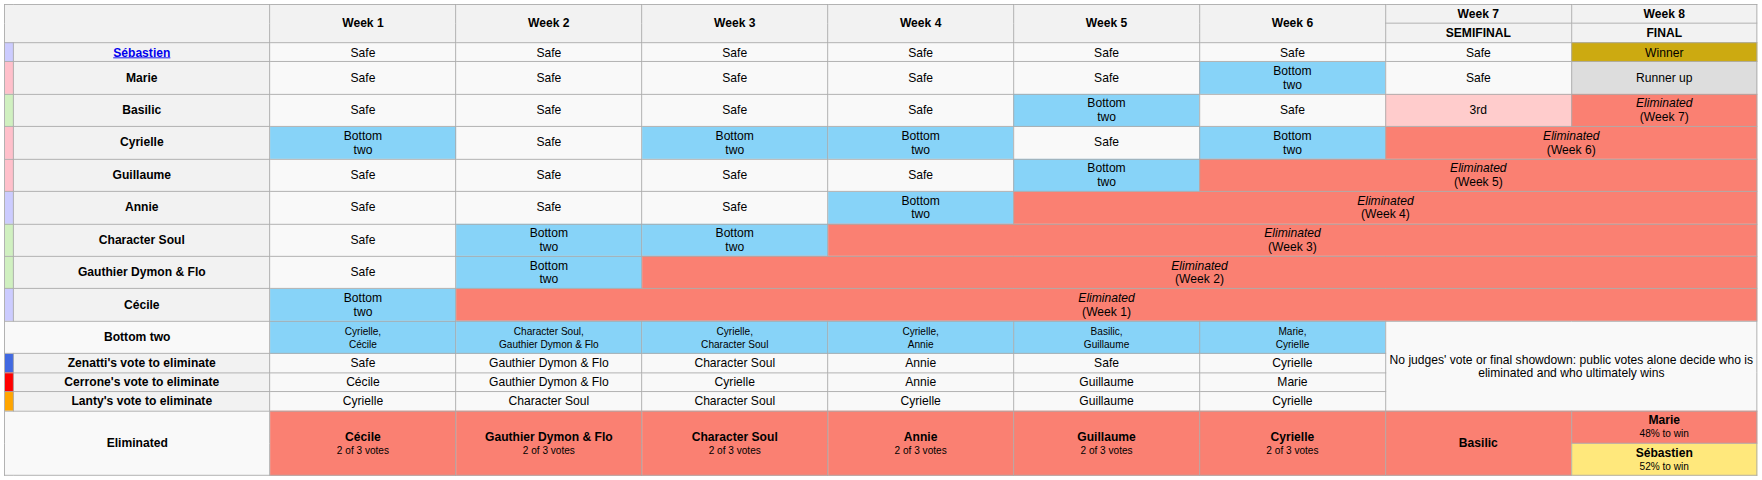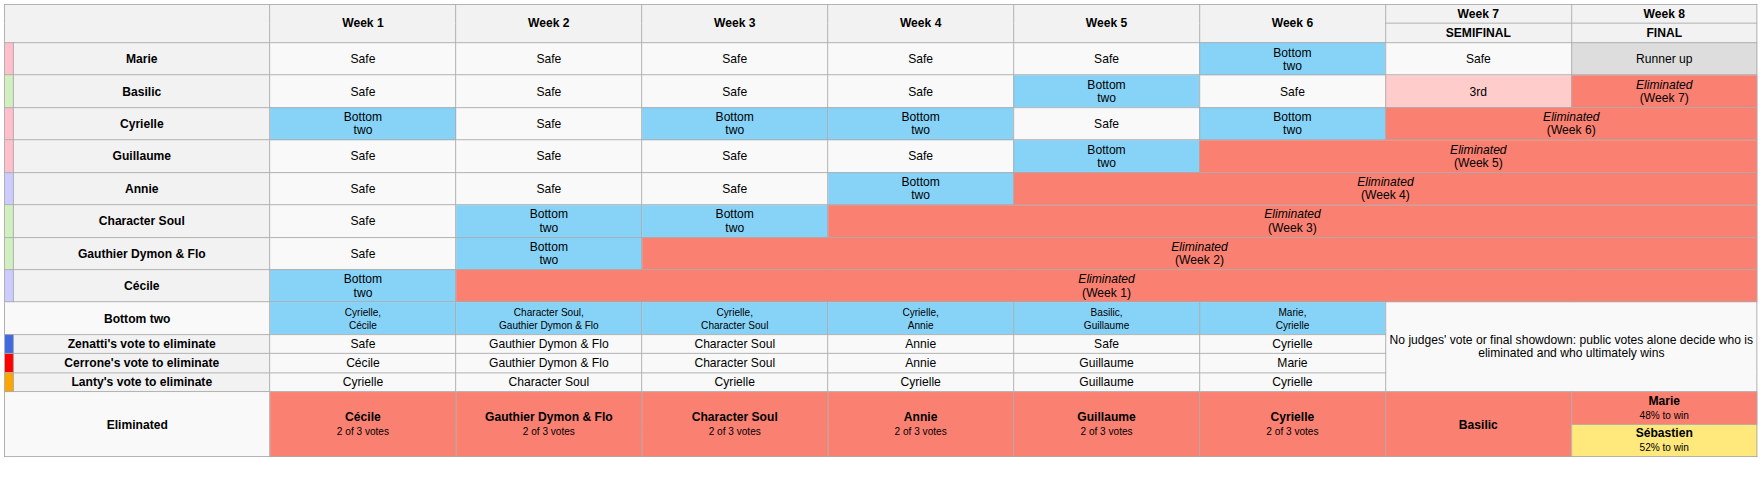- row: (142, 52)
(735, 382) Cyrielle -> (735, 363) Character Soul
(735, 401) Character Soul -> (735, 382) Cyrielle
